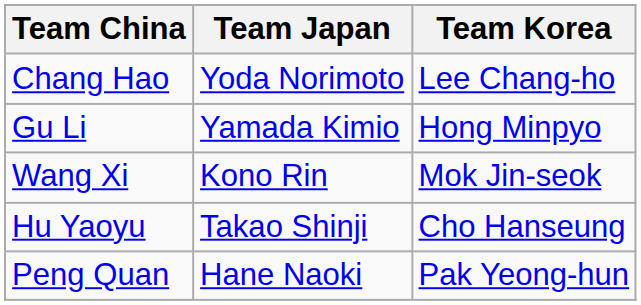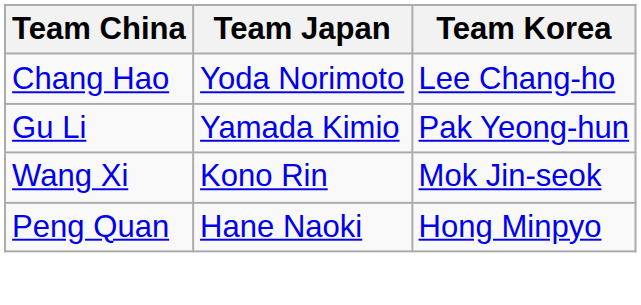(510, 127) Hong Minpyo -> (524, 127) Pak Yeong-hun
- row: (79, 226)
(524, 275) Pak Yeong-hun -> (510, 226) Hong Minpyo
